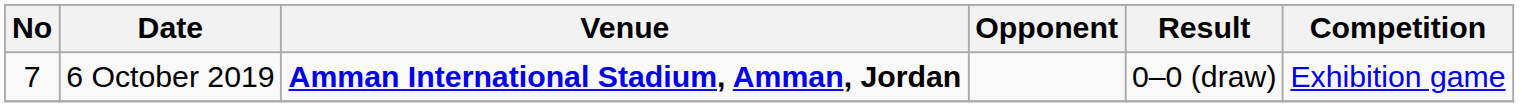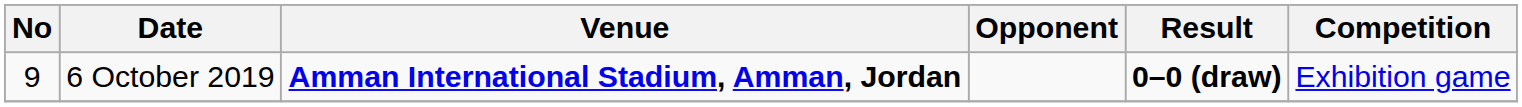(32, 76) 7 -> (32, 76) 9
(1204, 76) normal -> (1207, 76) bold
